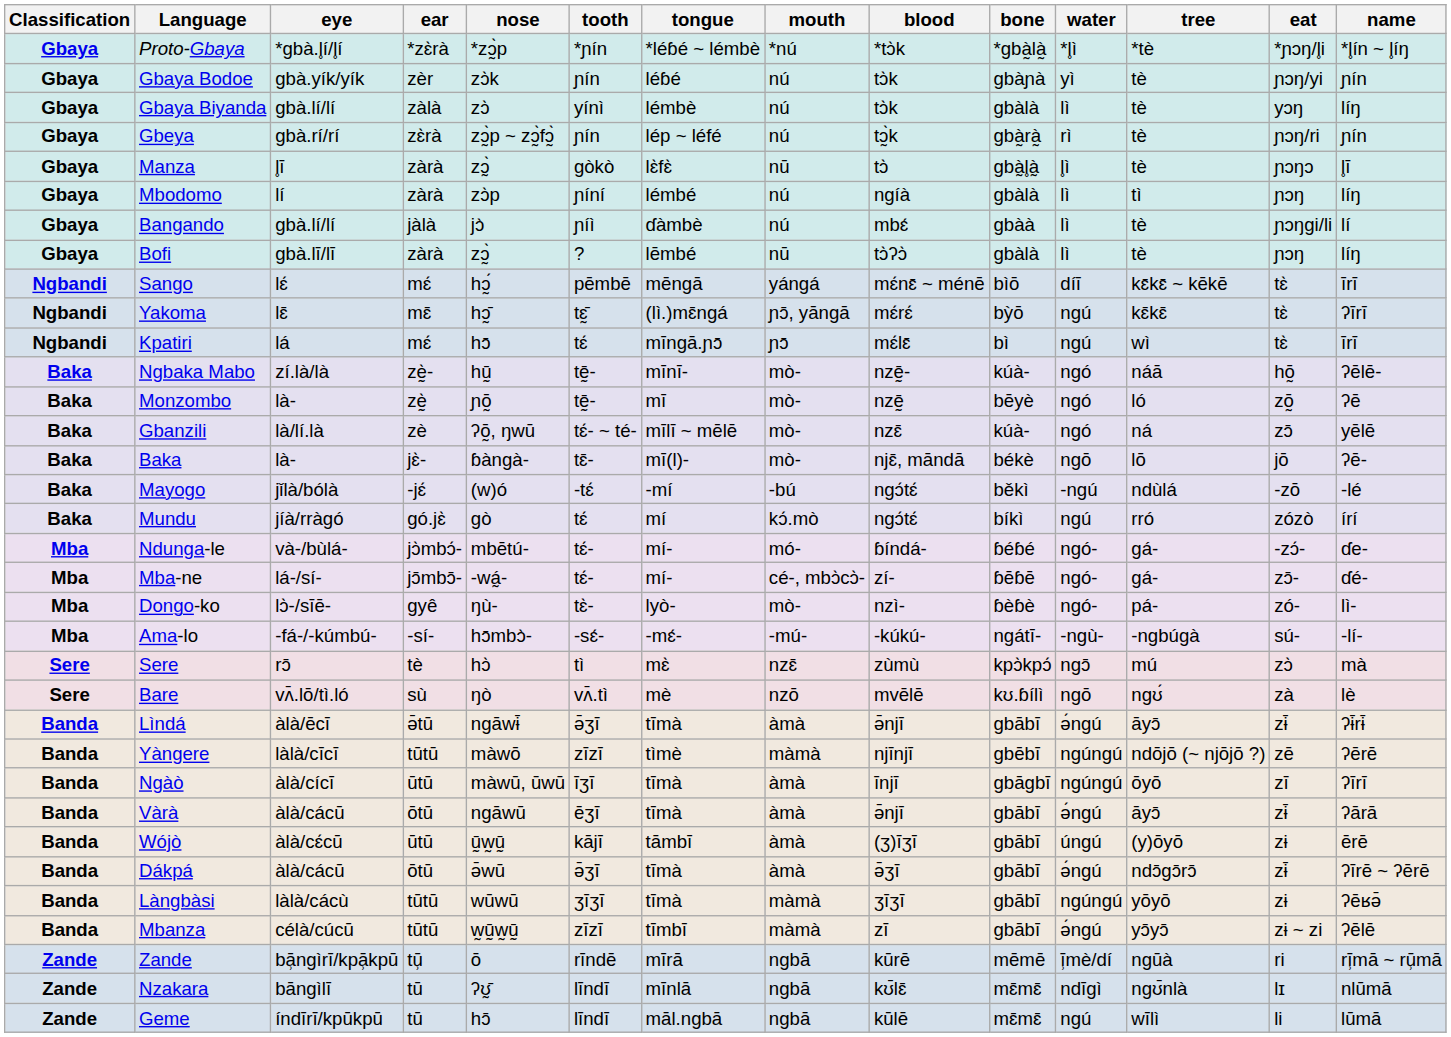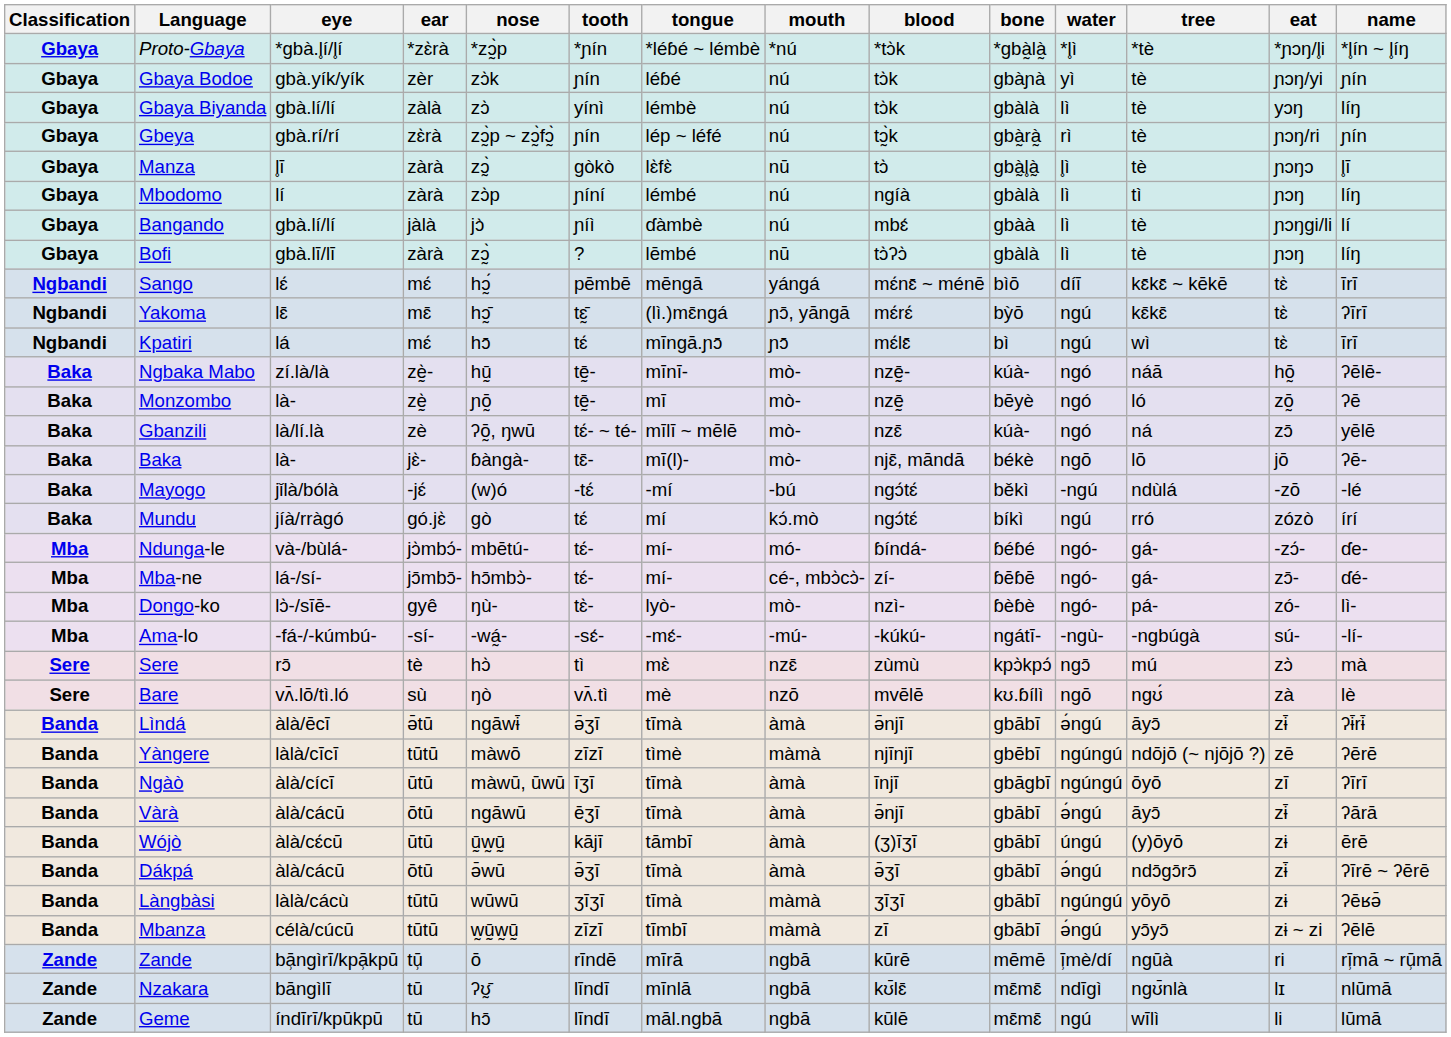(489, 577) -wá̰- -> (501, 577) hɔ̄mbɔ̀-
(501, 636) hɔ̄mbɔ̀- -> (489, 636) -wá̰-
